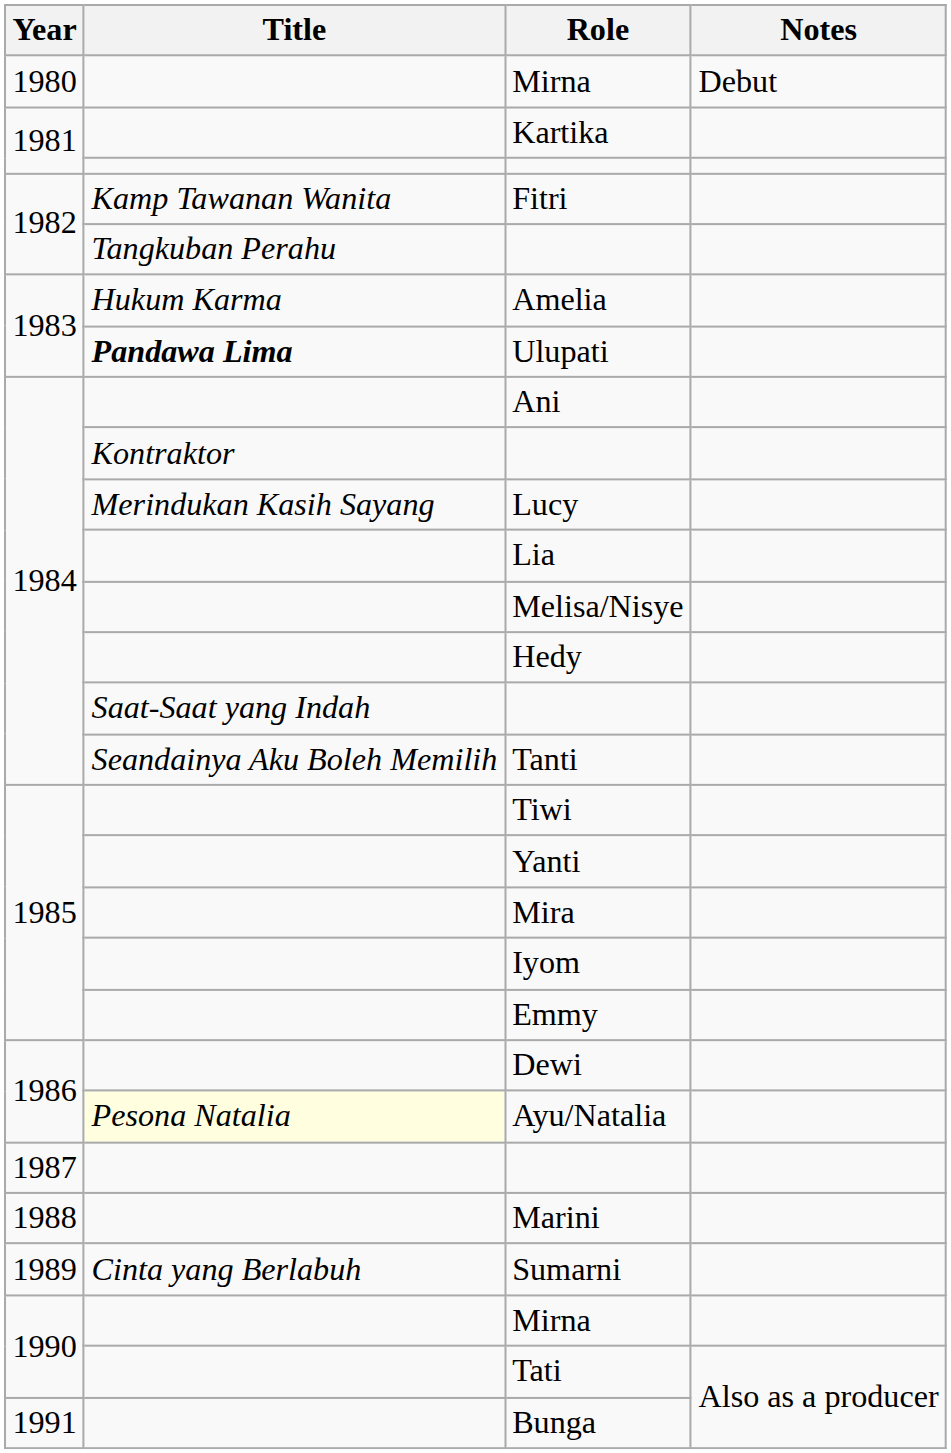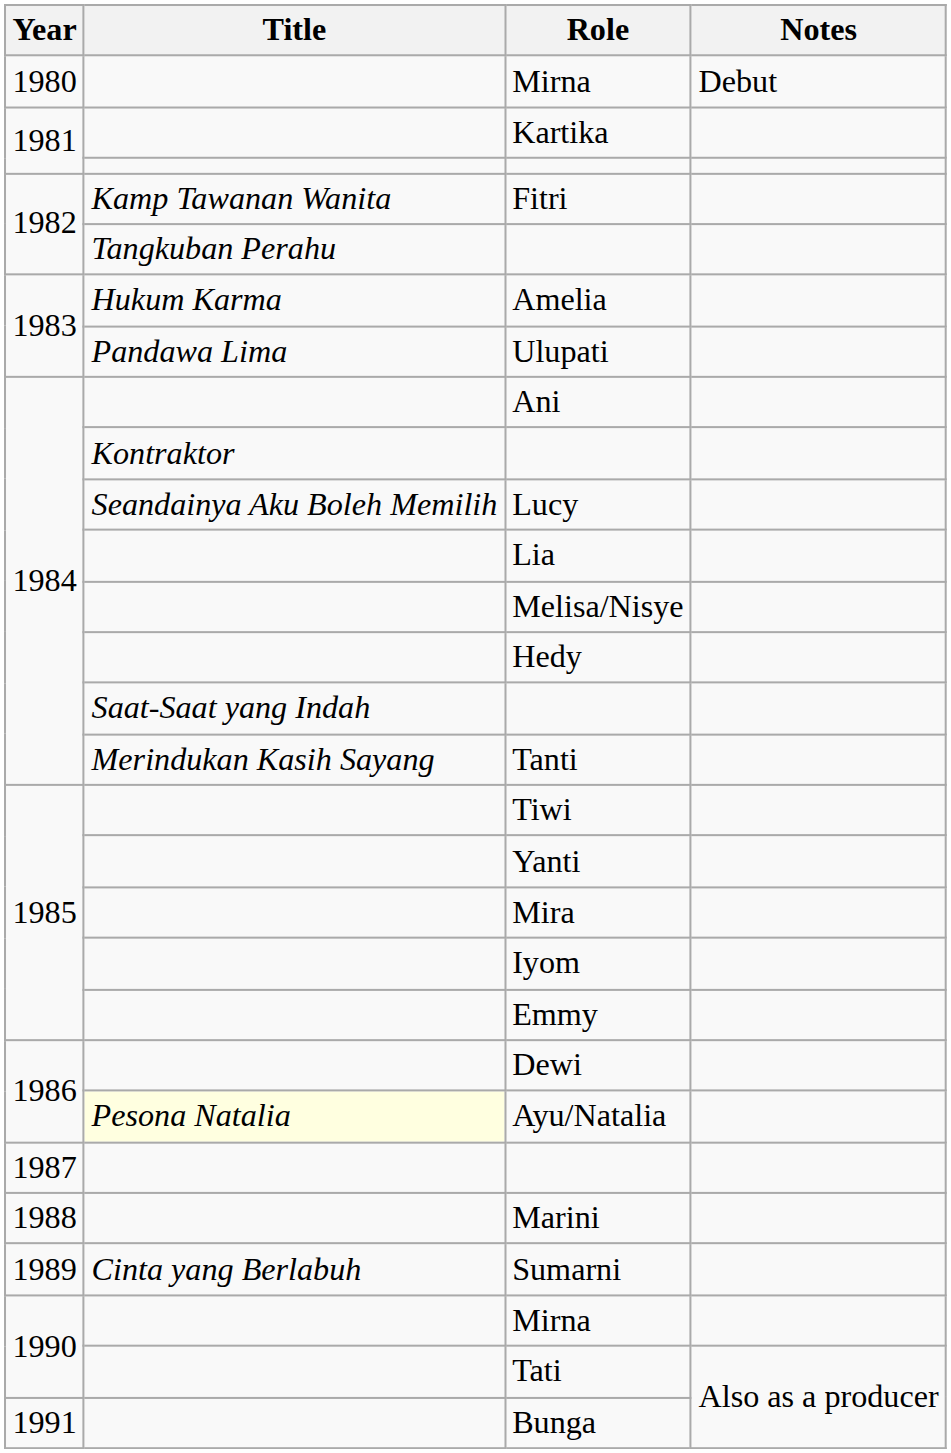(192, 350) bold -> (189, 350) normal
(263, 503) Merindukan Kasih Sayang -> (294, 503) Seandainya Aku Boleh Memilih
(294, 758) Seandainya Aku Boleh Memilih -> (263, 758) Merindukan Kasih Sayang
